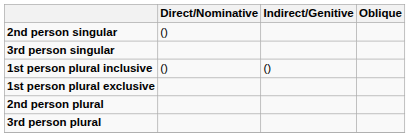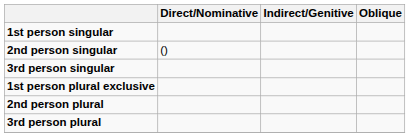+ row: (60, 31)
- row: (80, 68)
